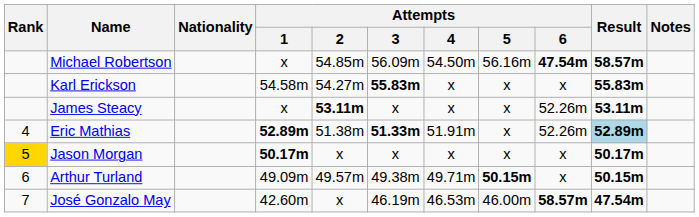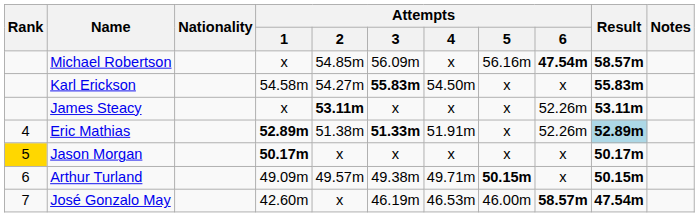(451, 62) 54.50m -> (451, 62) x
(451, 85) x -> (451, 85) 54.50m
